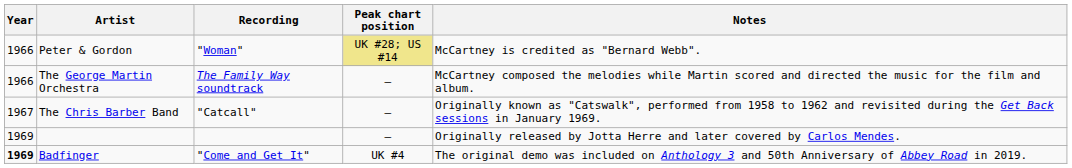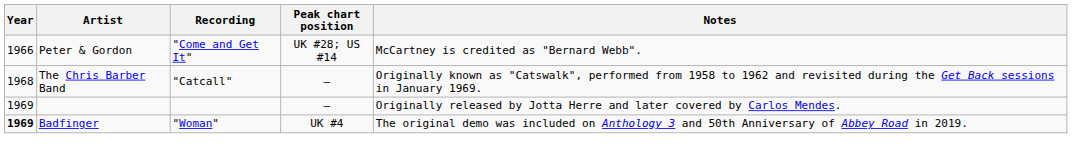(220, 51) "Woman" -> (216, 51) "Come and Get It"
(388, 51) khaki background -> (327, 51) no background
- row: (95, 81)
(20, 112) 1967 -> (20, 81) 1968
(253, 154) "Come and Get It" -> (196, 124) "Woman"
